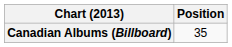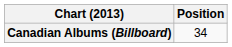(201, 33) 35 -> (201, 33) 34
